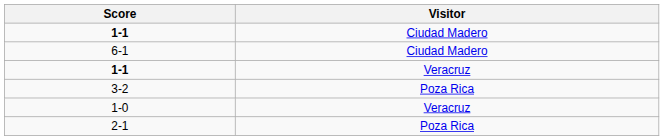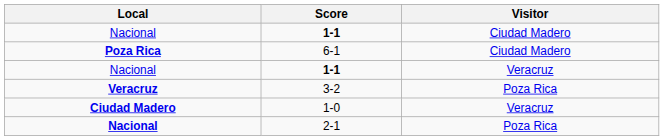+ column: (133, 14)
